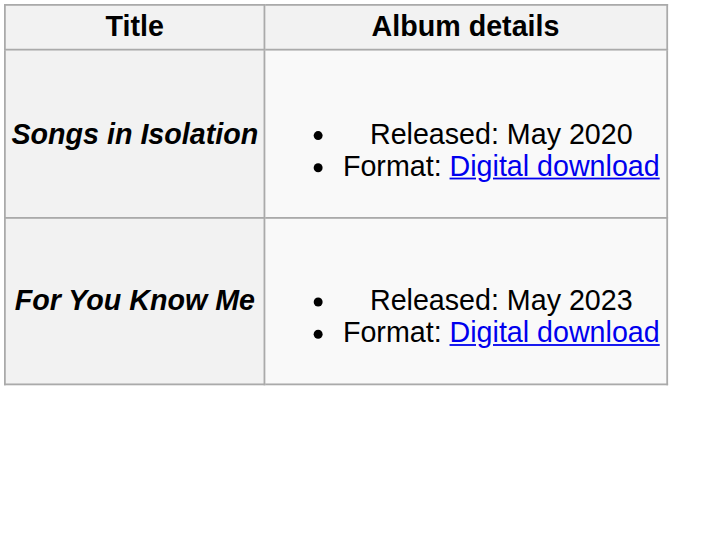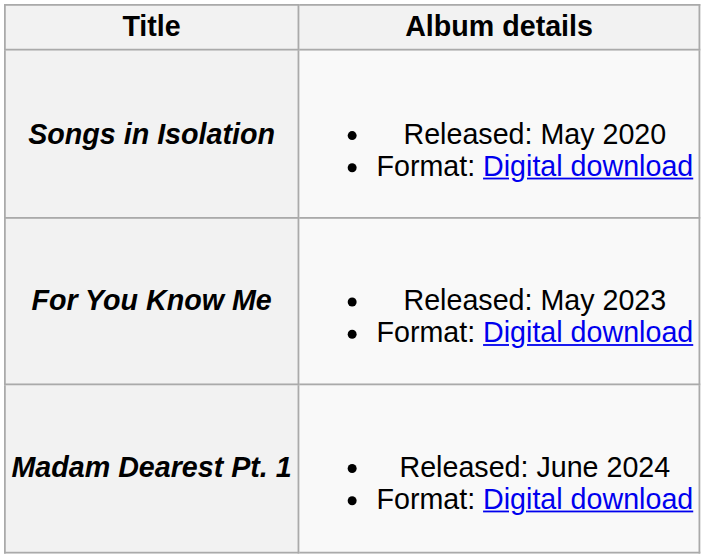+ row: (152, 467)
